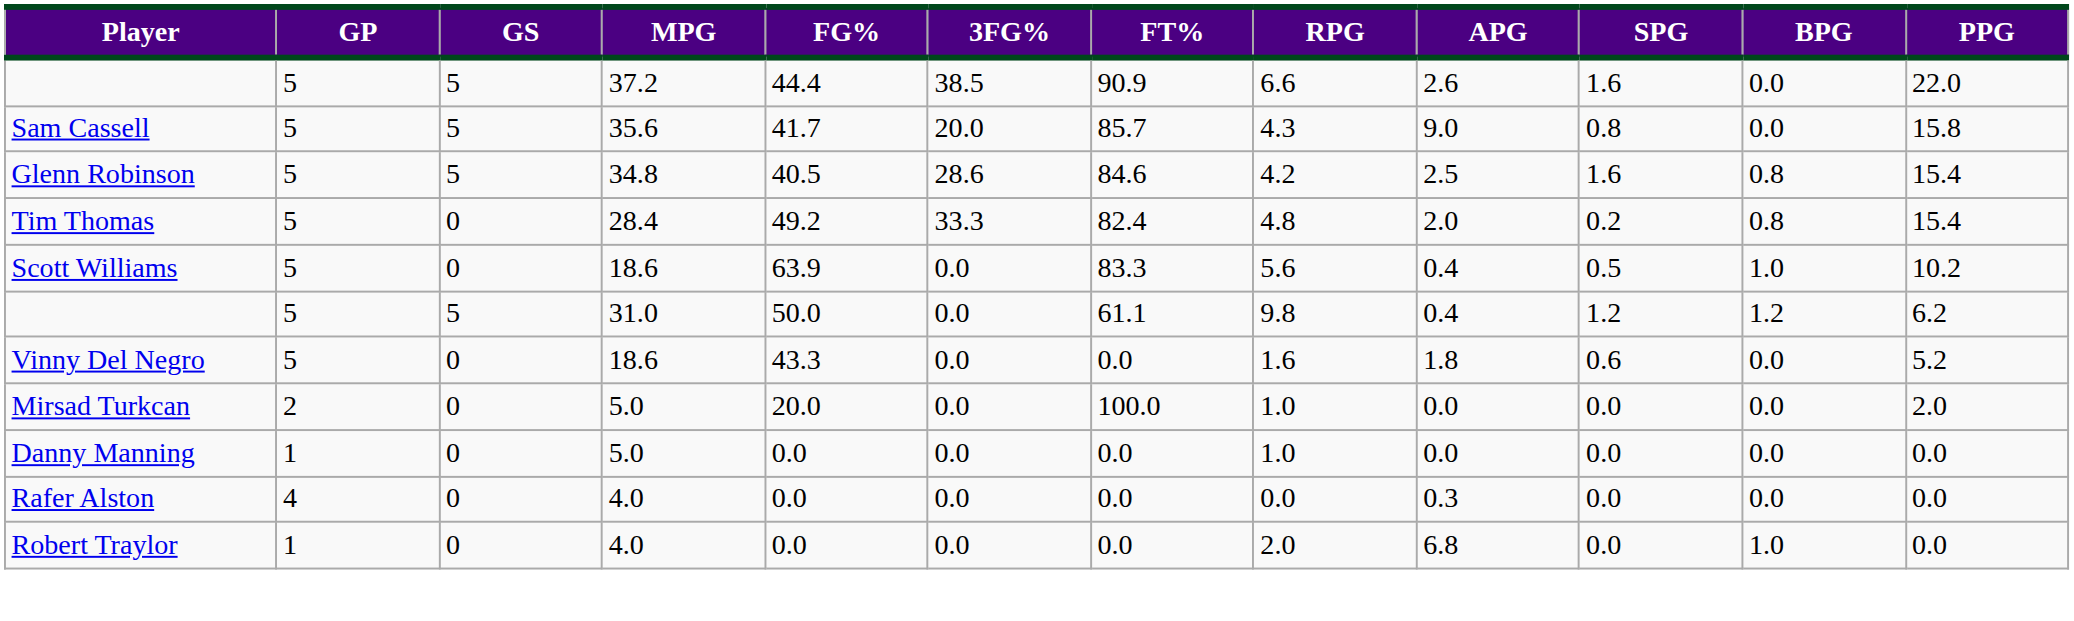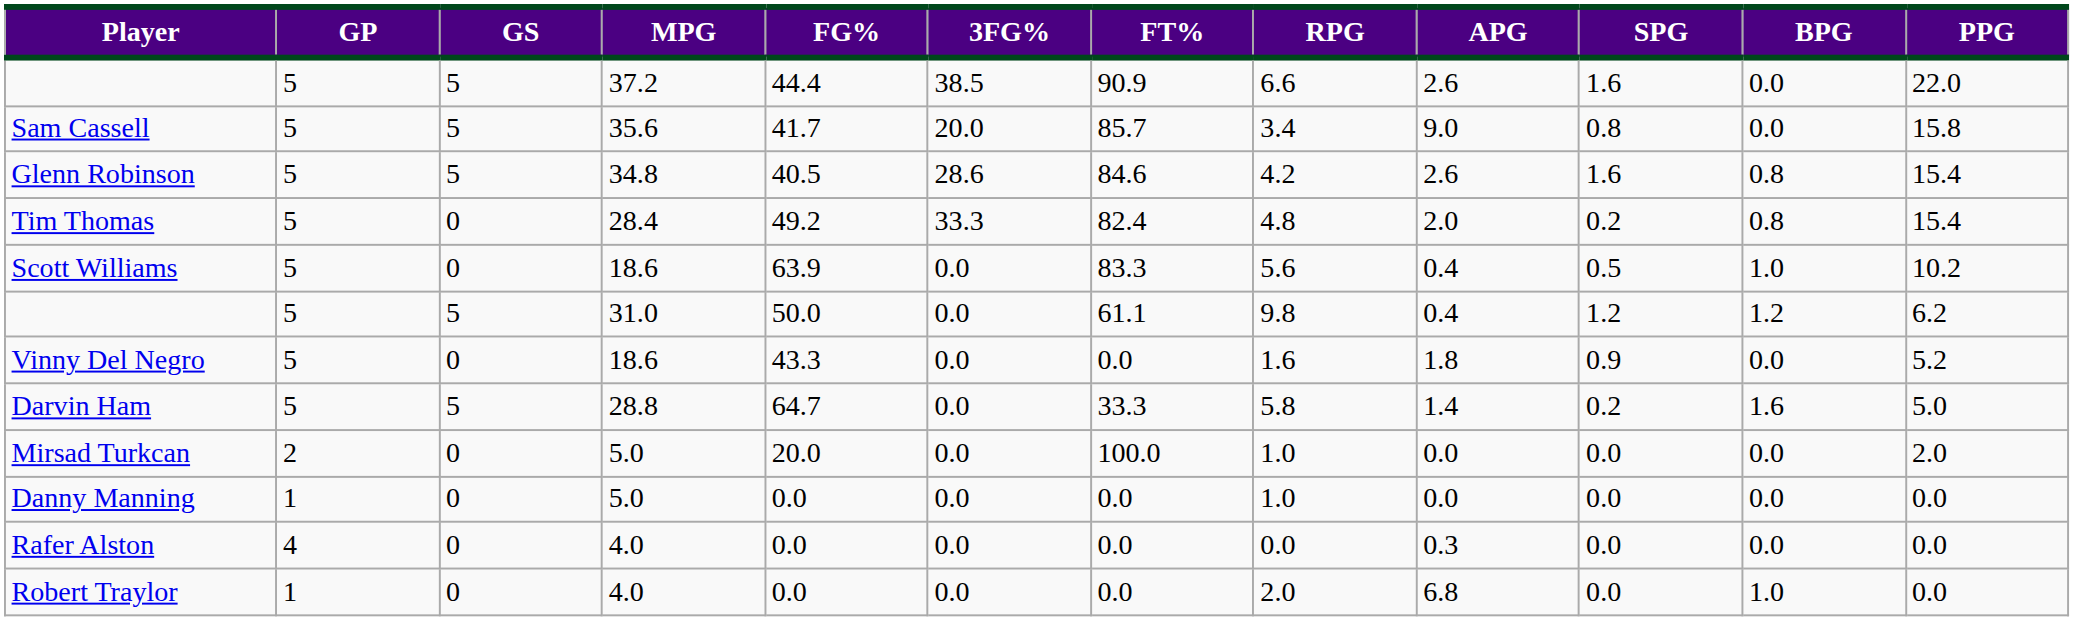(1278, 128) 4.3 -> (1278, 128) 3.4
(1441, 174) 2.5 -> (1441, 174) 2.6
(1604, 360) 0.6 -> (1604, 360) 0.9
+ row: (81, 406)
